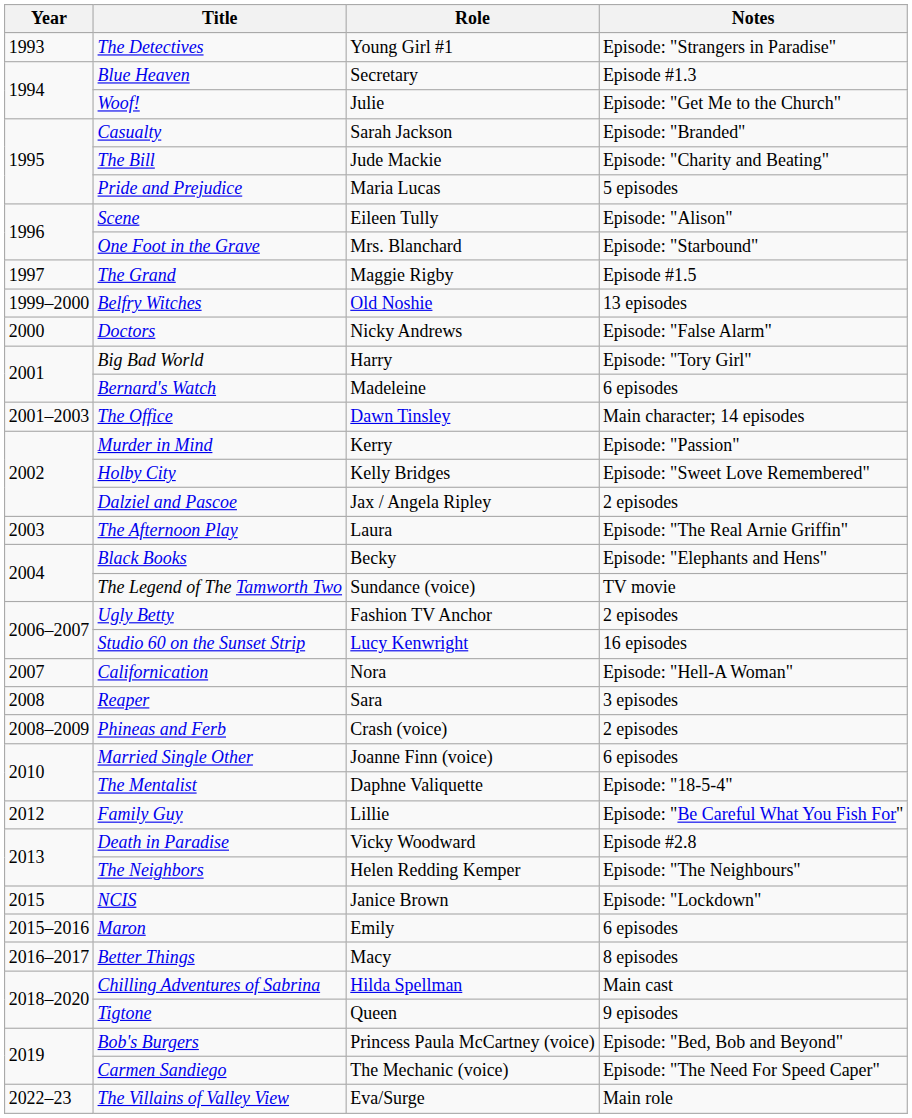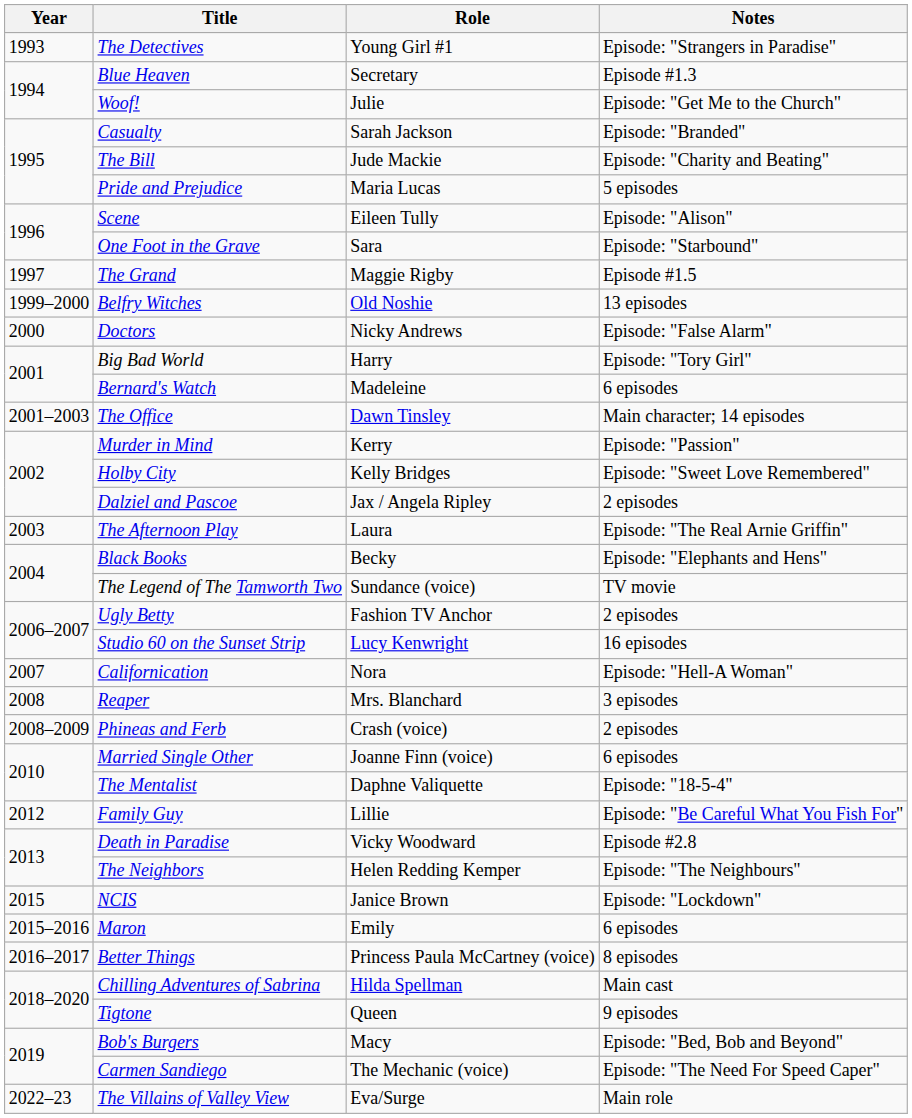(406, 246) Mrs. Blanchard -> (366, 246) Sara
(366, 700) Sara -> (406, 700) Mrs. Blanchard
(371, 956) Macy -> (472, 956) Princess Paula McCartney (voice)
(472, 1041) Princess Paula McCartney (voice) -> (371, 1041) Macy
